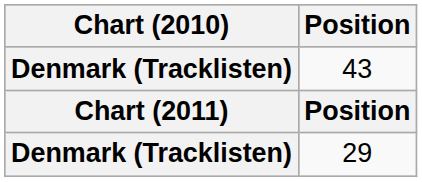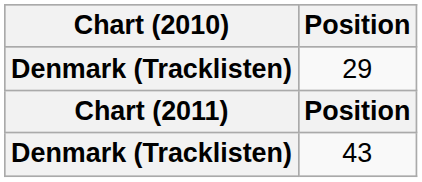rows swapped: (357, 153) <-> (357, 68)
